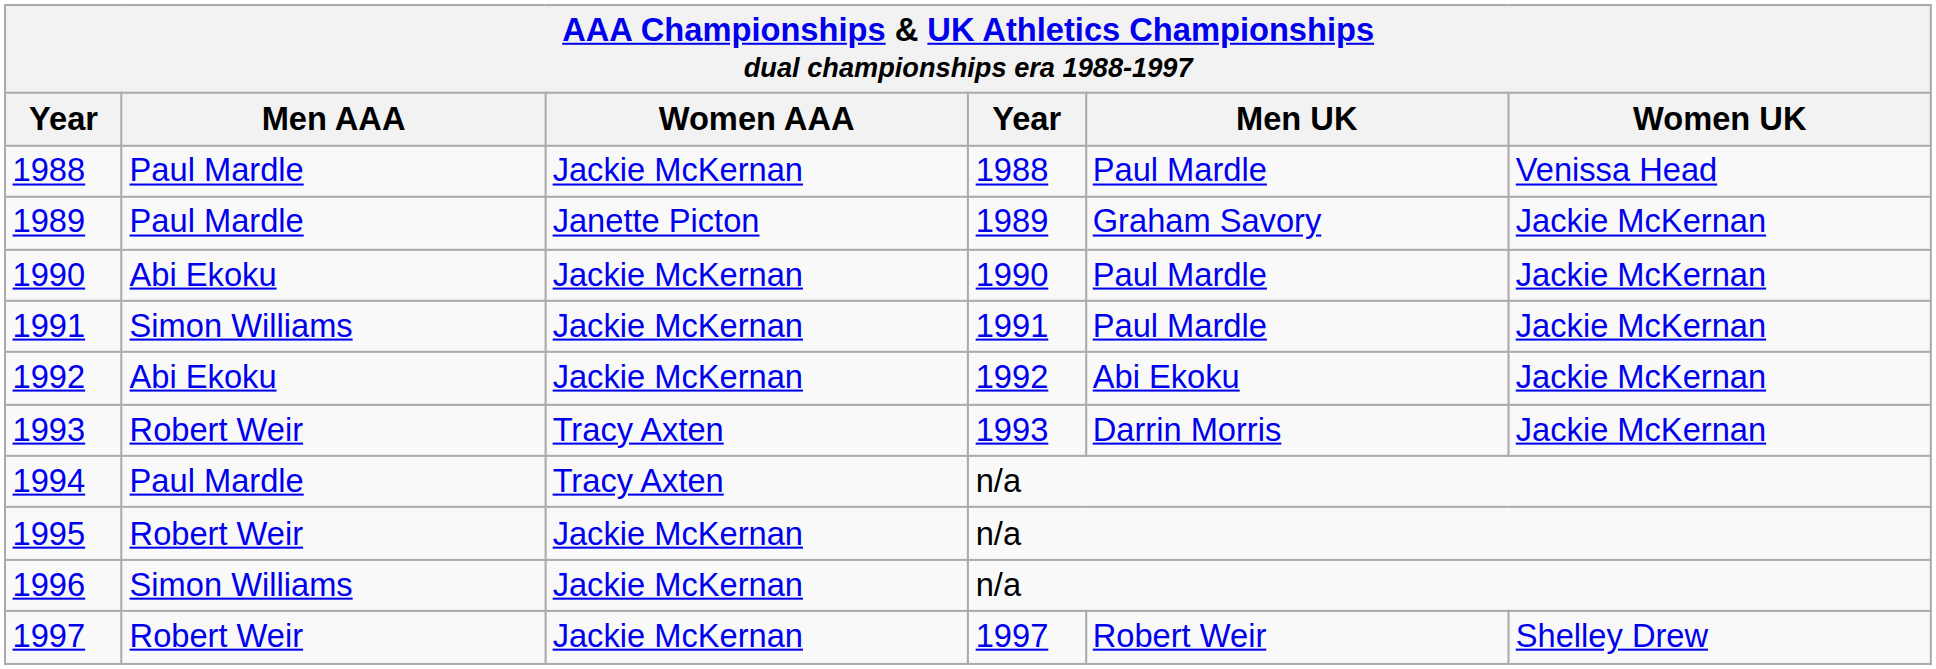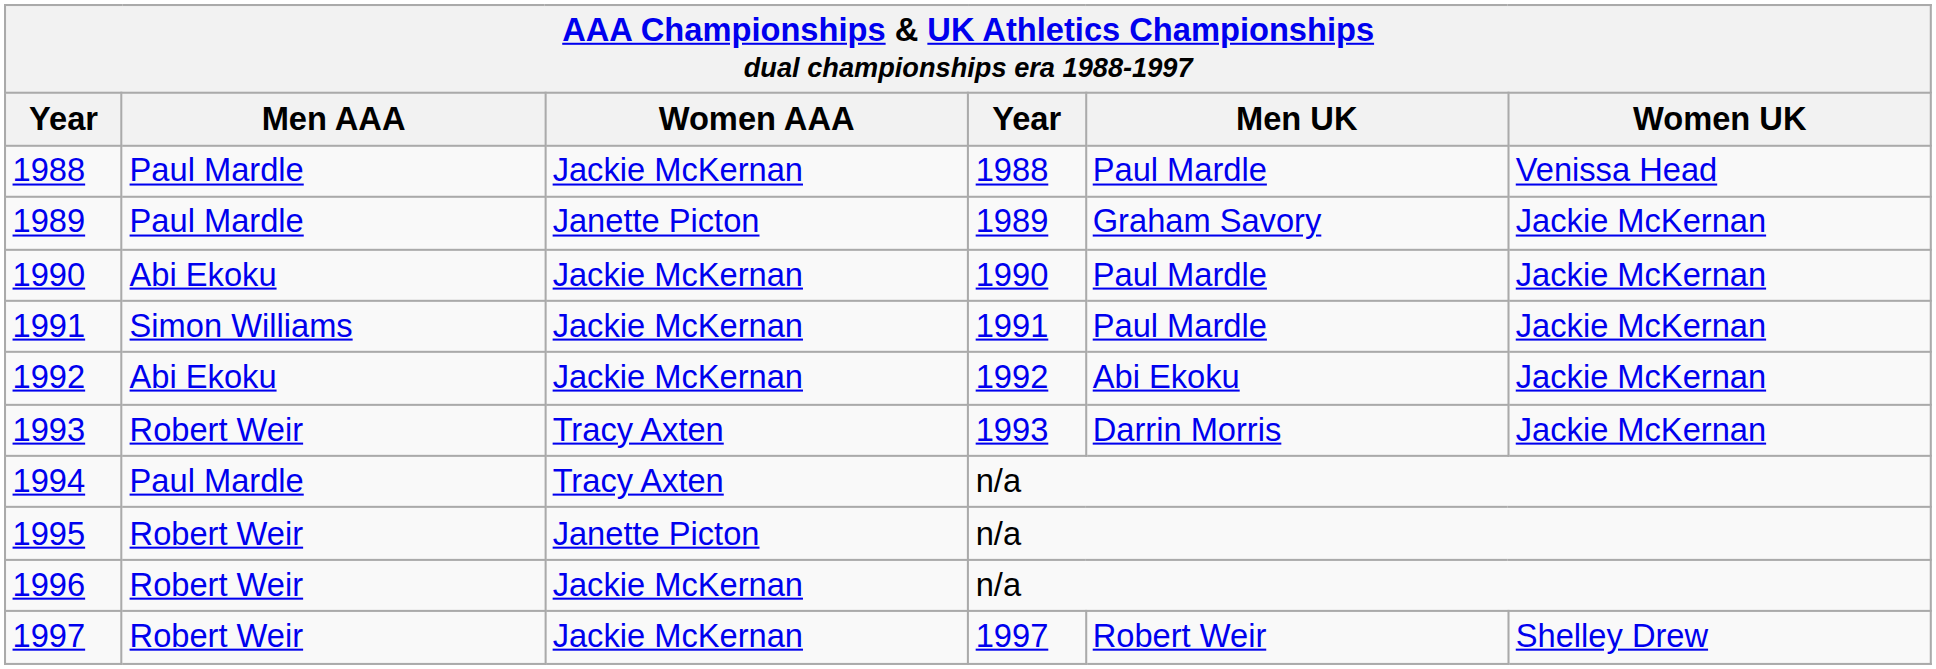(678, 532) Jackie McKernan -> (656, 532) Janette Picton
(241, 584) Simon Williams -> (216, 584) Robert Weir
